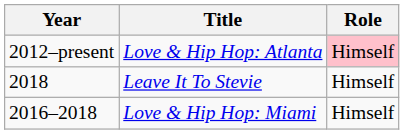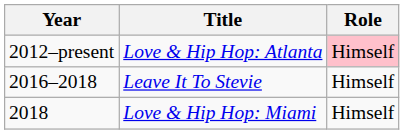(29, 81) 2018 -> (53, 81) 2016–2018
(53, 112) 2016–2018 -> (29, 112) 2018
